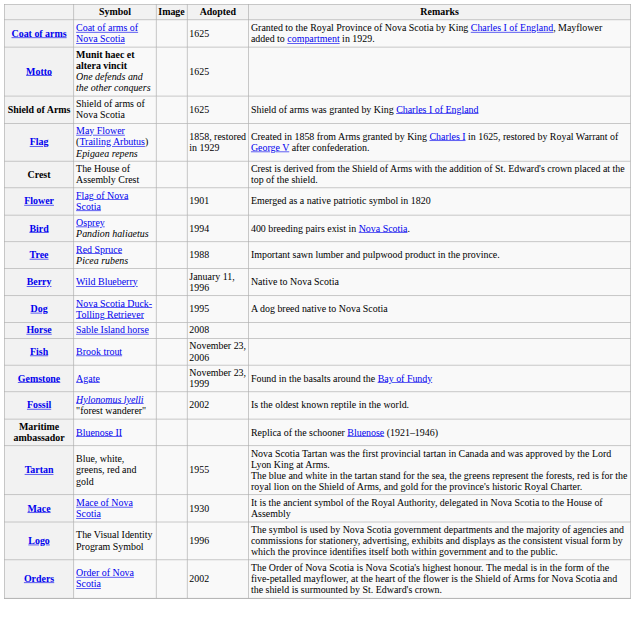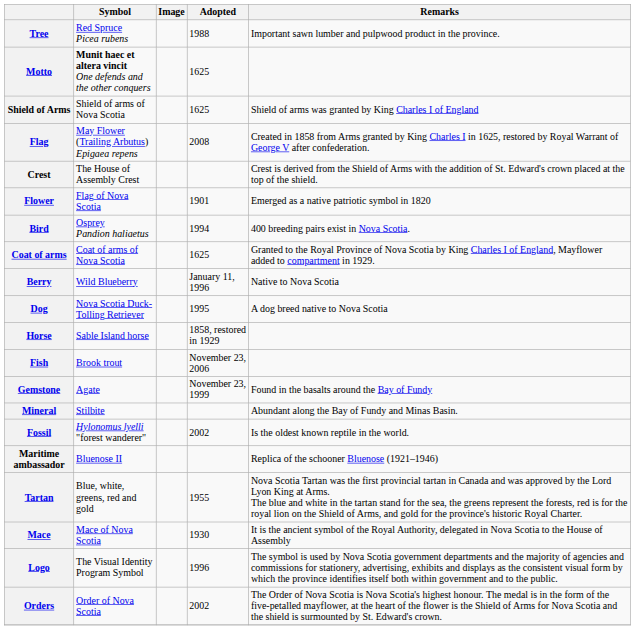rows swapped: (39, 33) <-> (39, 255)
(218, 142) 1858, restored in 1929 -> (199, 142) 2008
(199, 330) 2008 -> (218, 336) 1858, restored in 1929
+ row: (39, 411)
